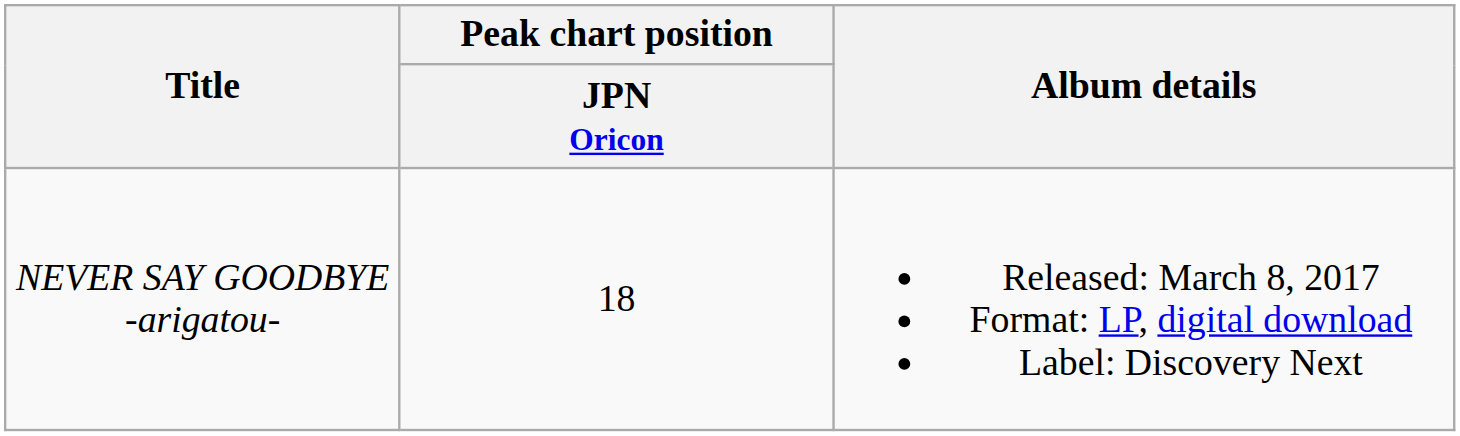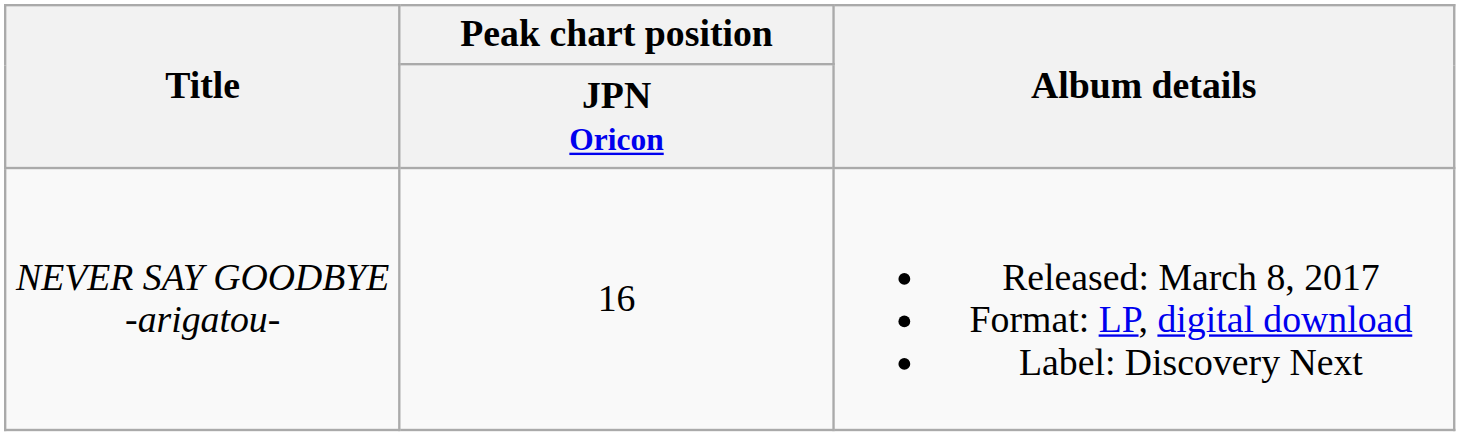(617, 298) 18 -> (617, 298) 16
